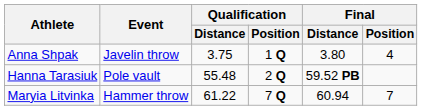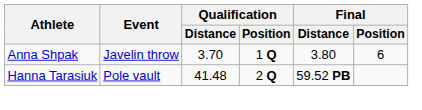(220, 55) 3.75 -> (210, 55) 3.70
(390, 55) 4 -> (381, 55) 6
(220, 75) 55.48 -> (210, 75) 41.48
- row: (51, 96)
